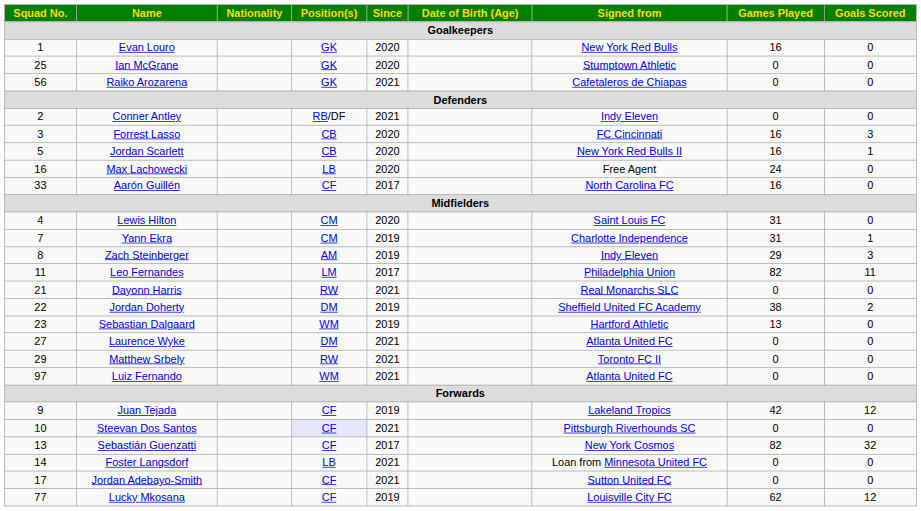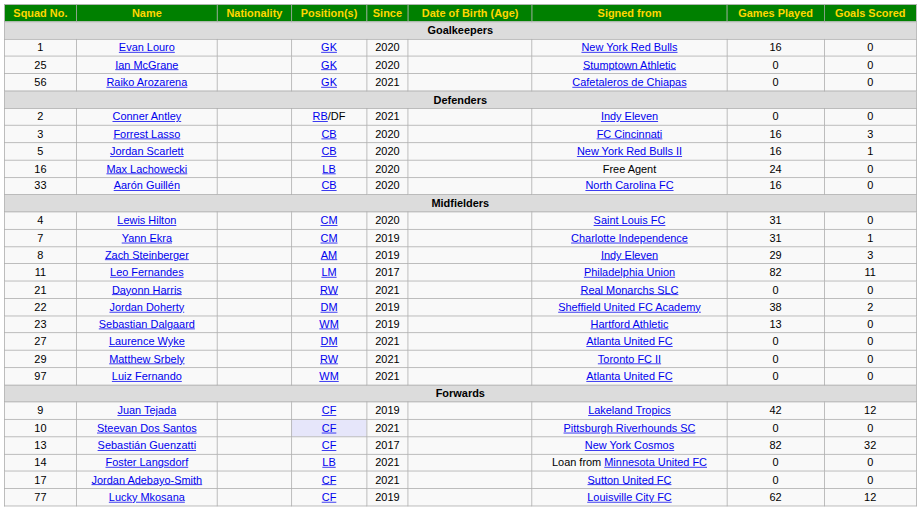(329, 186) CF -> (329, 186) CB
(387, 186) 2017 -> (387, 186) 2020
